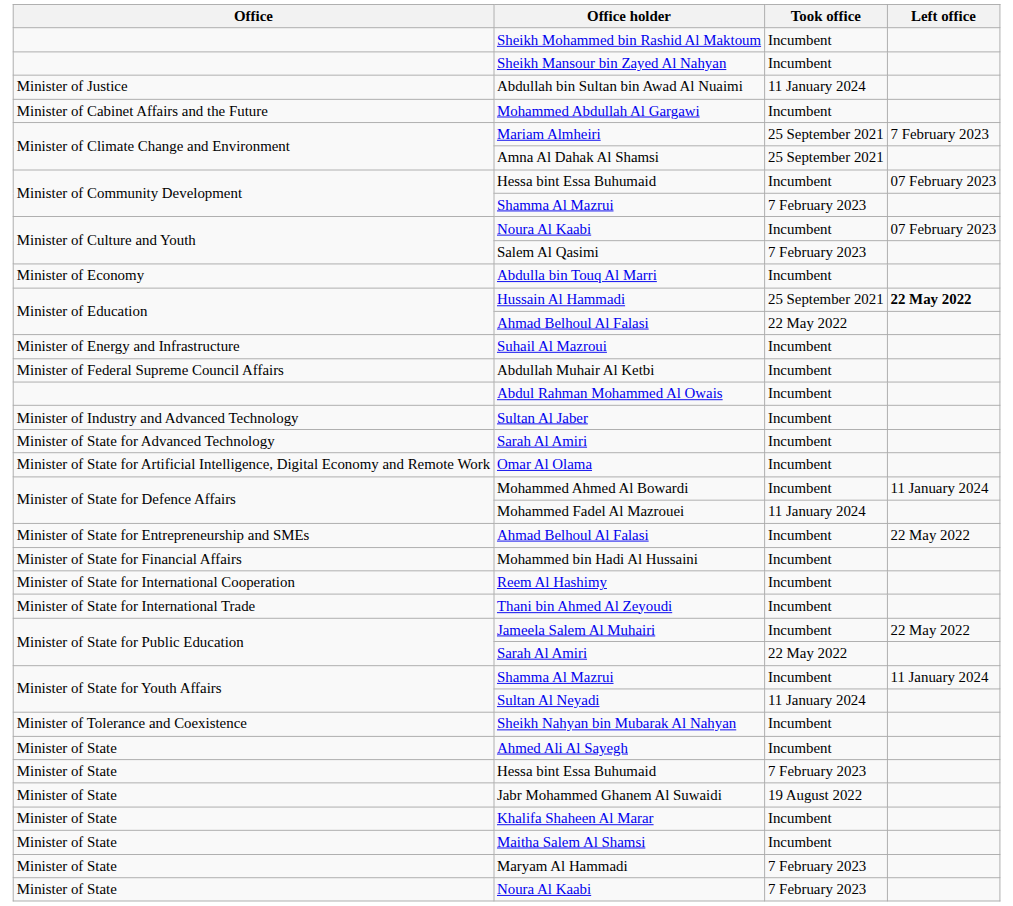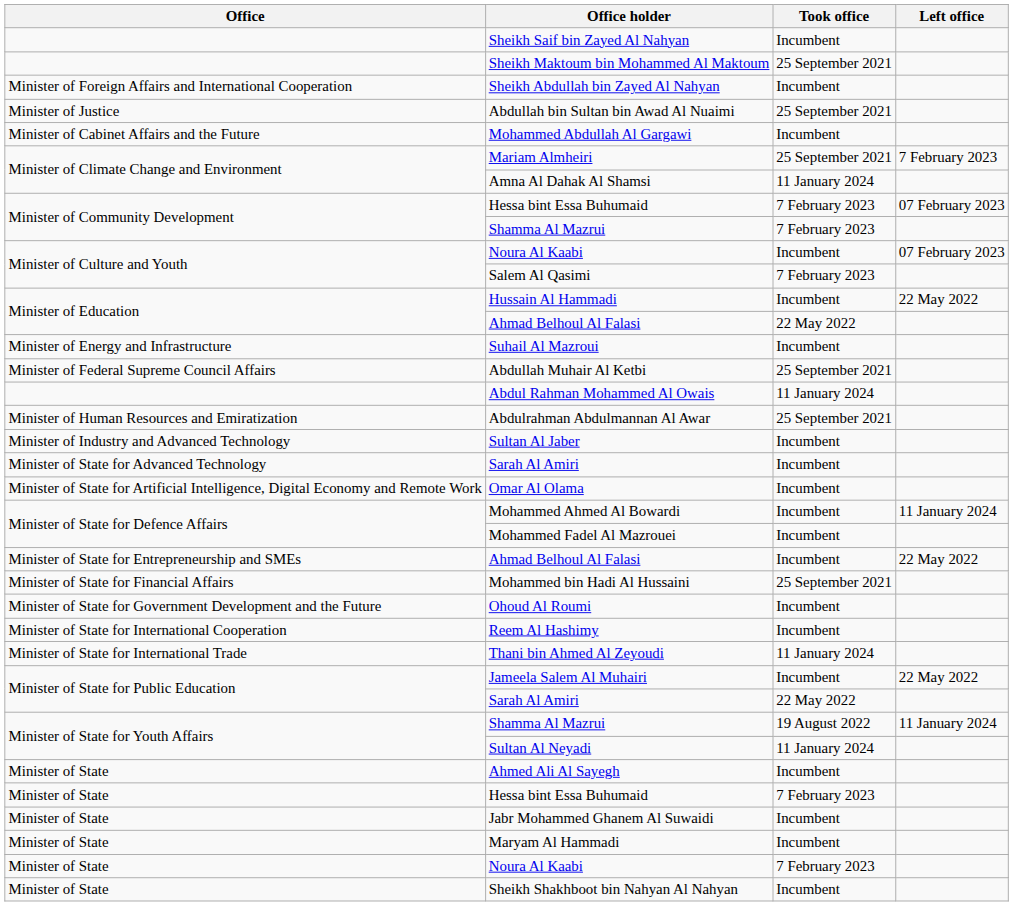- row: (253, 40)
- row: (253, 63)
+ row: (245, 40)
+ row: (245, 63)
+ row: (180, 87)
(817, 87) 11 January 2024 -> (834, 110) 25 September 2021
(826, 157) 25 September 2021 -> (825, 181) 11 January 2024
(800, 181) Incumbent -> (825, 205) 7 February 2023
- row: (80, 275)
(826, 299) 25 September 2021 -> (808, 299) Incumbent
(931, 299) bold -> (938, 299) normal
(800, 370) Incumbent -> (834, 370) 25 September 2021
(800, 393) Incumbent -> (825, 393) 11 January 2024
+ row: (153, 417)
(817, 511) 11 January 2024 -> (808, 535) Incumbent
(800, 559) Incumbent -> (834, 582) 25 September 2021
+ row: (195, 606)
(800, 606) Incumbent -> (825, 653) 11 January 2024
(800, 677) Incumbent -> (823, 724) 19 August 2022
- row: (132, 724)
(815, 795) 19 August 2022 -> (808, 818) Incumbent
- row: (67, 818)
- row: (67, 842)
(817, 865) 7 February 2023 -> (808, 842) Incumbent
+ row: (59, 889)
